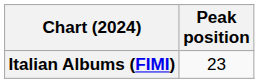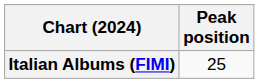(216, 64) 23 -> (216, 64) 25
